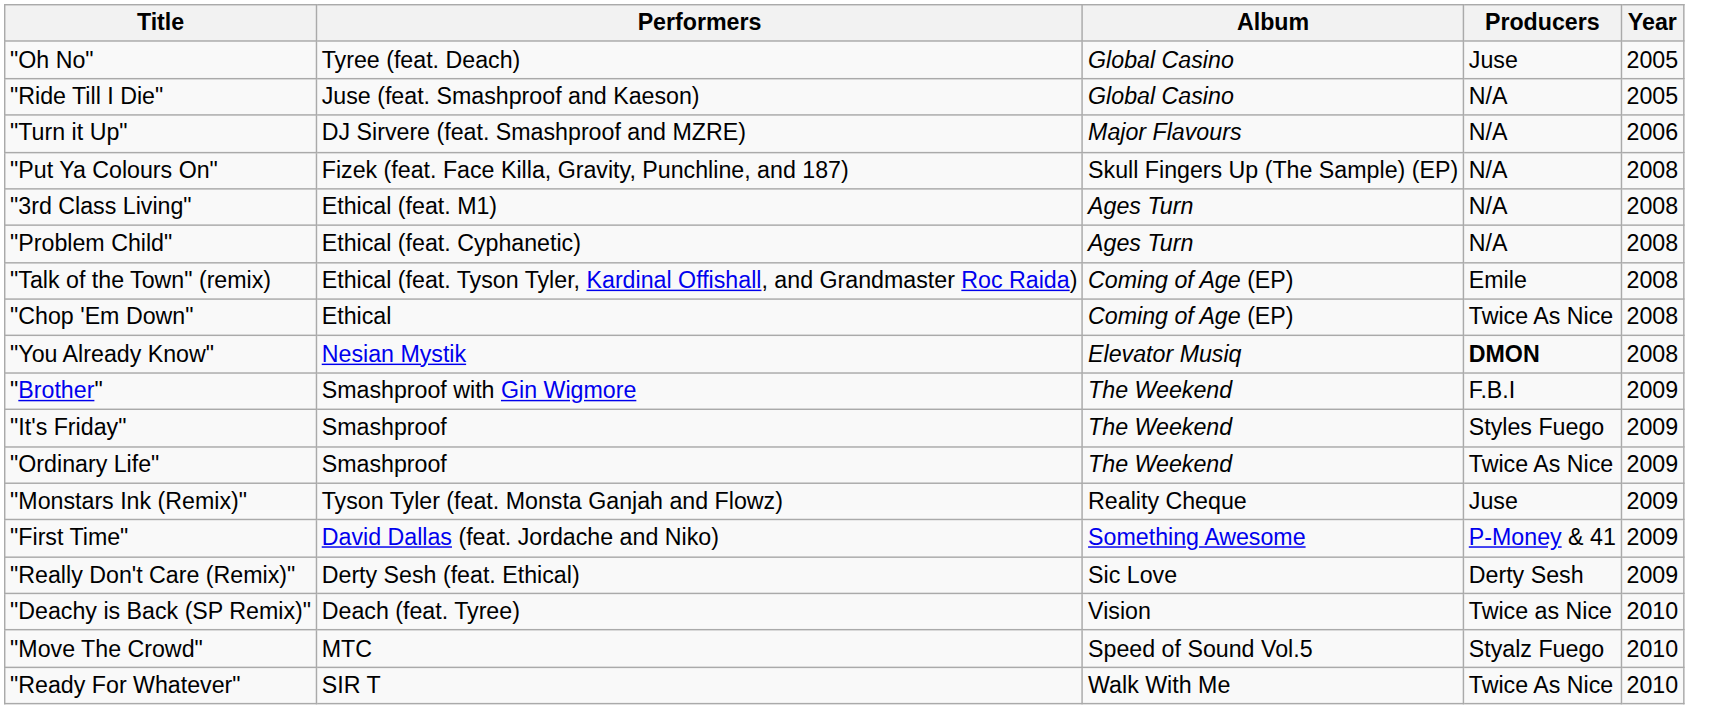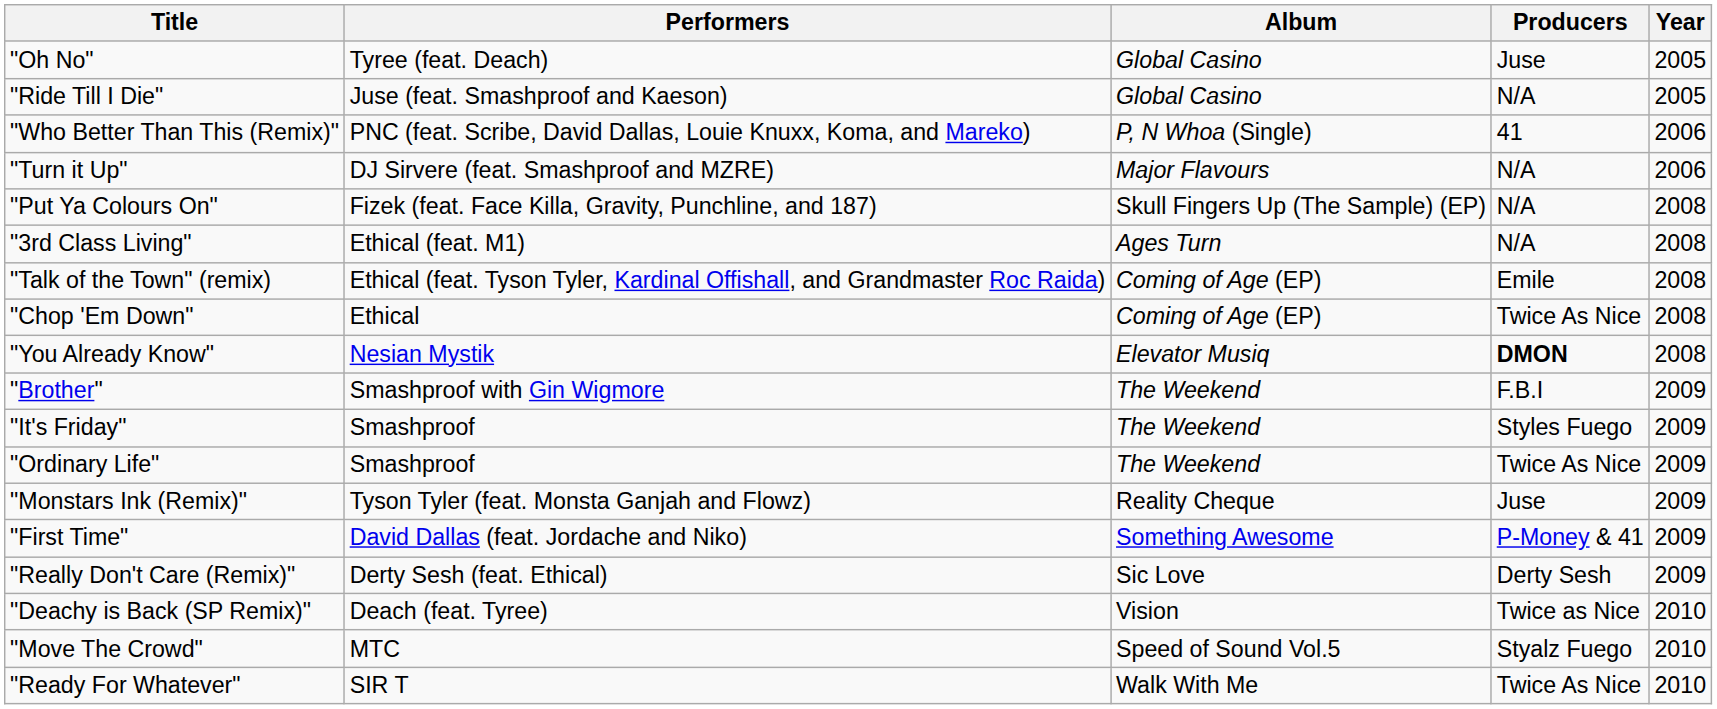+ row: (175, 133)
- row: (91, 243)
